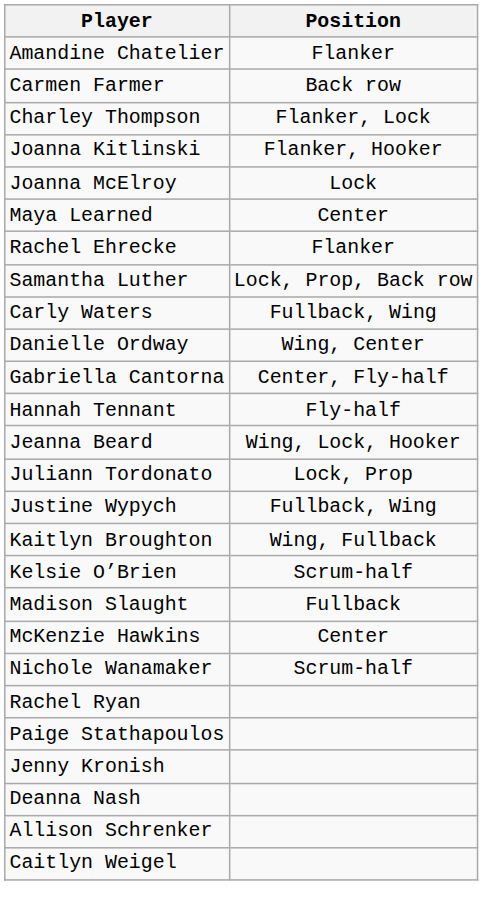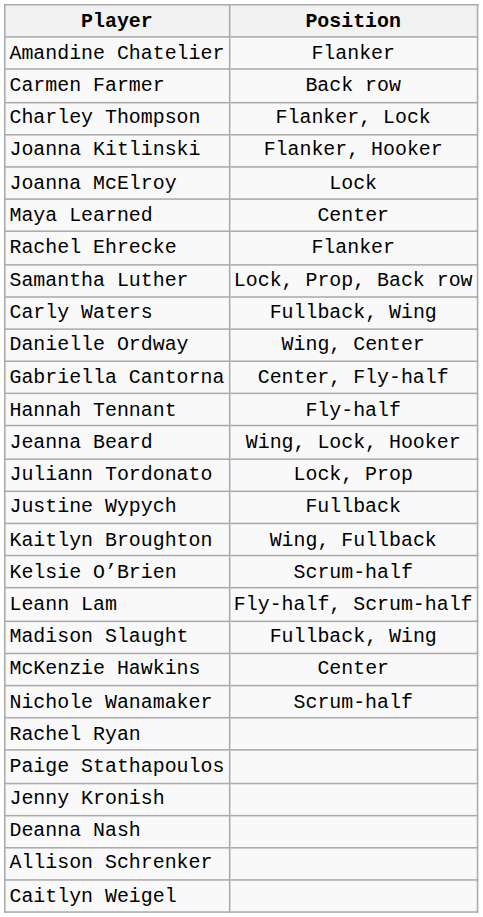(353, 507) Fullback, Wing -> (353, 507) Fullback
+ row: (63, 604)
(353, 604) Fullback -> (353, 637) Fullback, Wing
